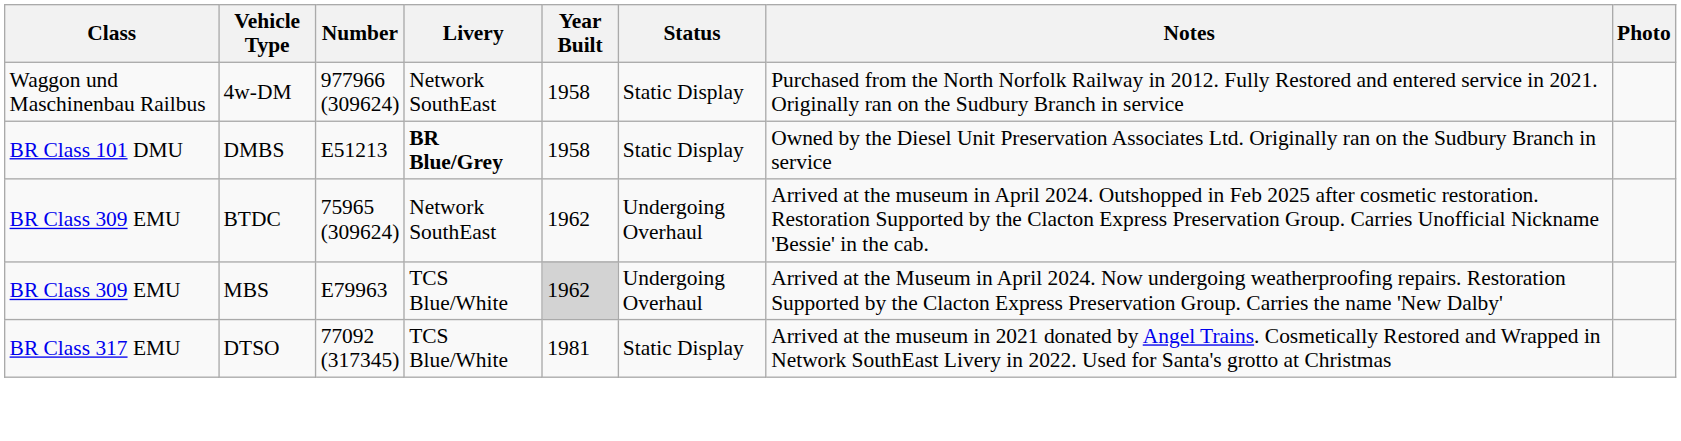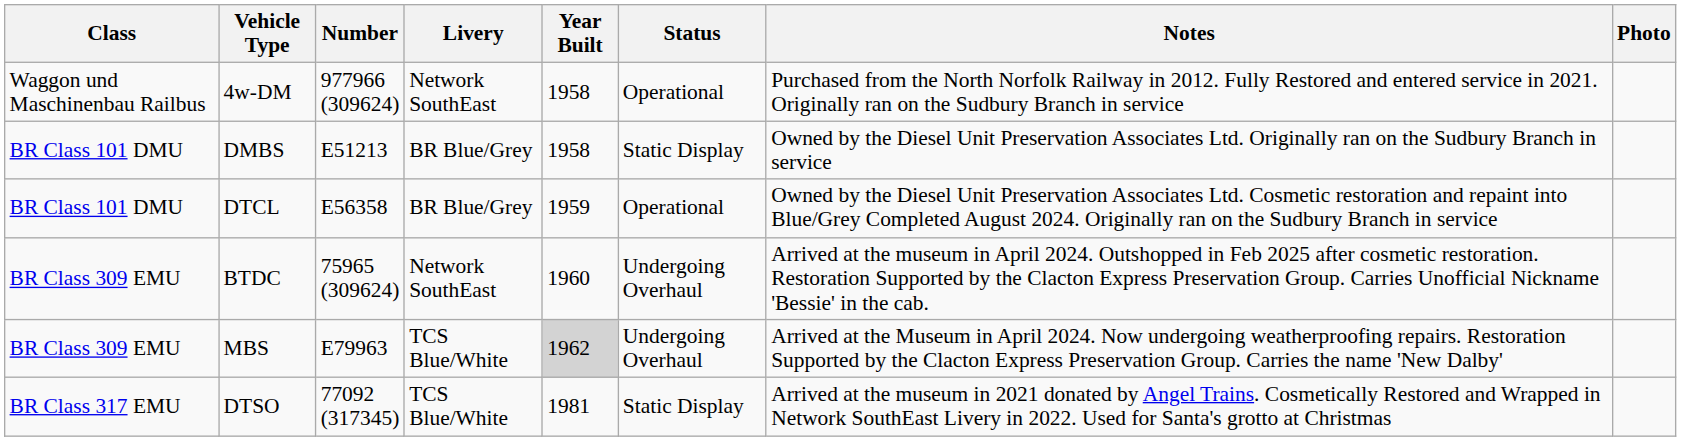(683, 91) Static Display -> (673, 91) Operational
(456, 149) bold -> (471, 149) normal
+ row: (252, 207)
(569, 219) 1962 -> (569, 278) 1960
